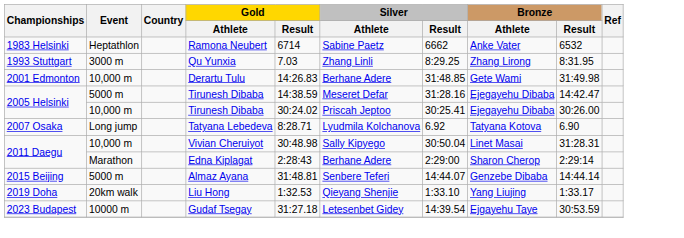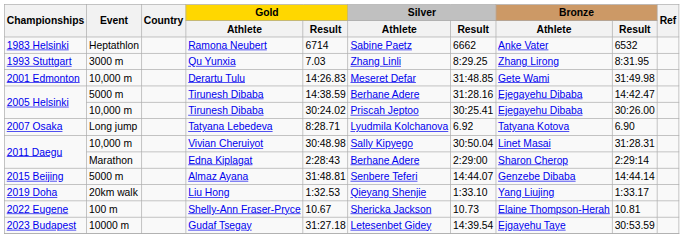(357, 78) Berhane Adere -> (383, 78) Meseret Defar
(355, 95) Meseret Defar -> (385, 95) Berhane Adere
+ row: (103, 209)
